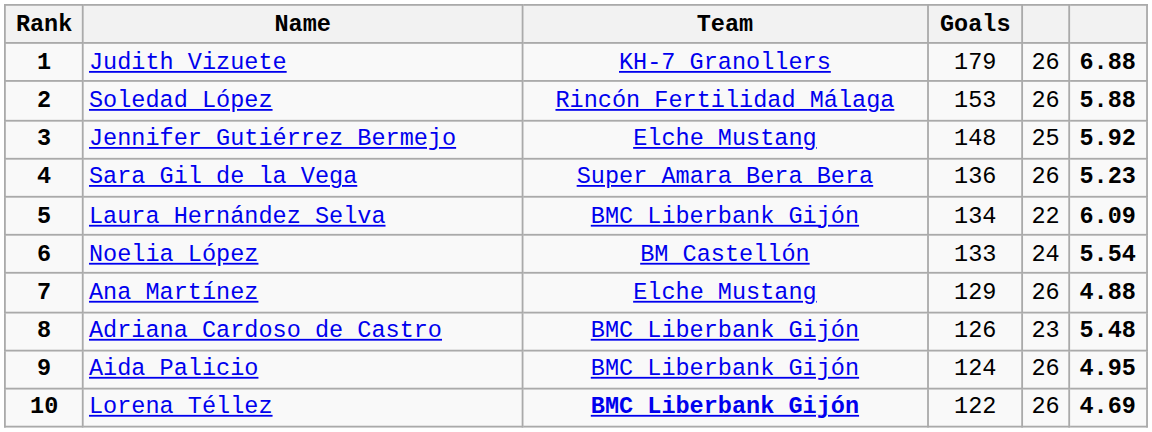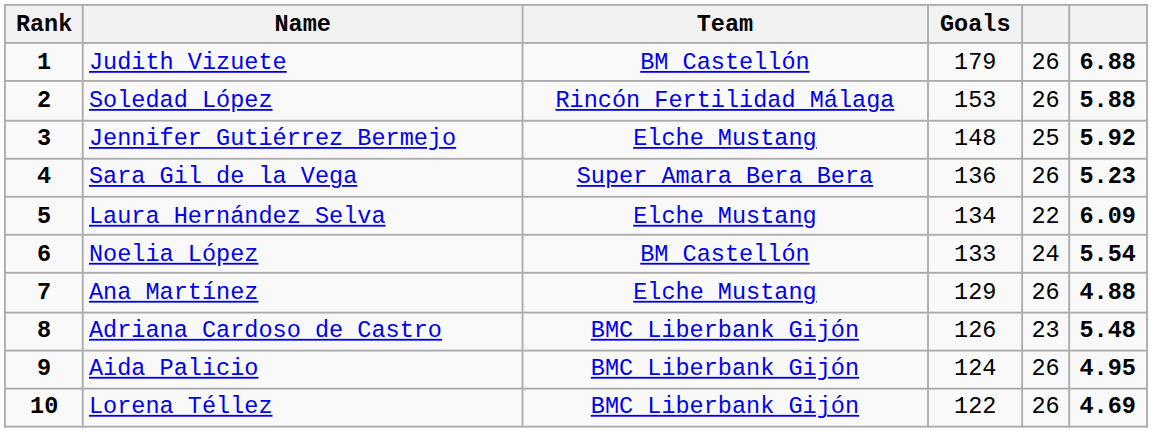(725, 62) KH-7 Granollers -> (725, 62) BM Castellón
(725, 216) BMC Liberbank Gijón -> (725, 216) Elche Mustang
(725, 408) bold -> (725, 408) normal
